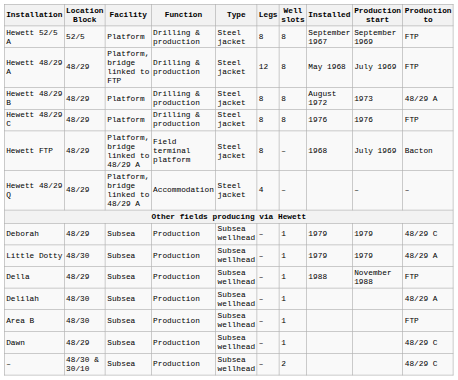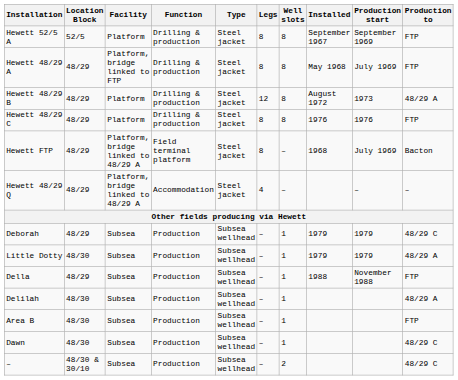(263, 68) 12 -> (261, 68) 8
(261, 98) 8 -> (263, 98) 12
(78, 342) 48/29 -> (78, 342) 48/30
